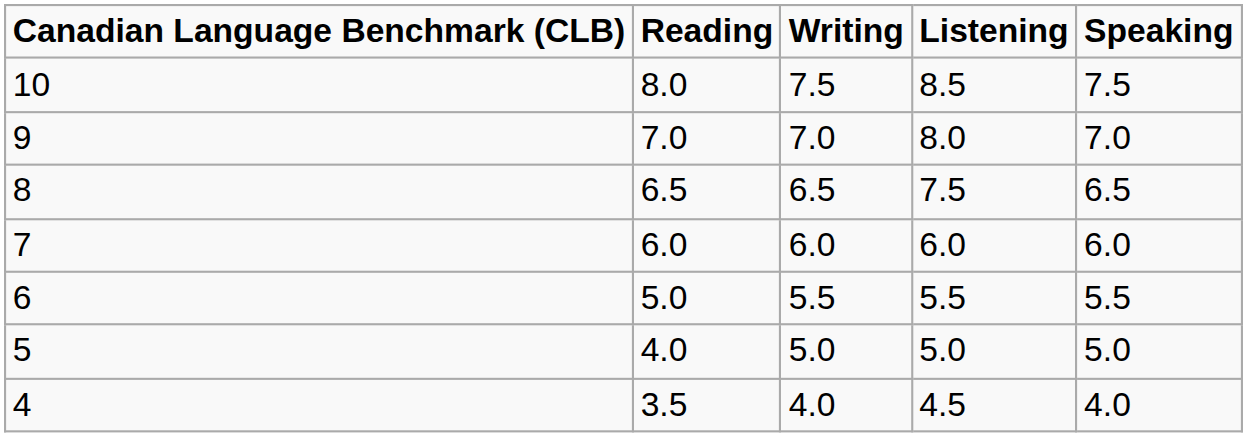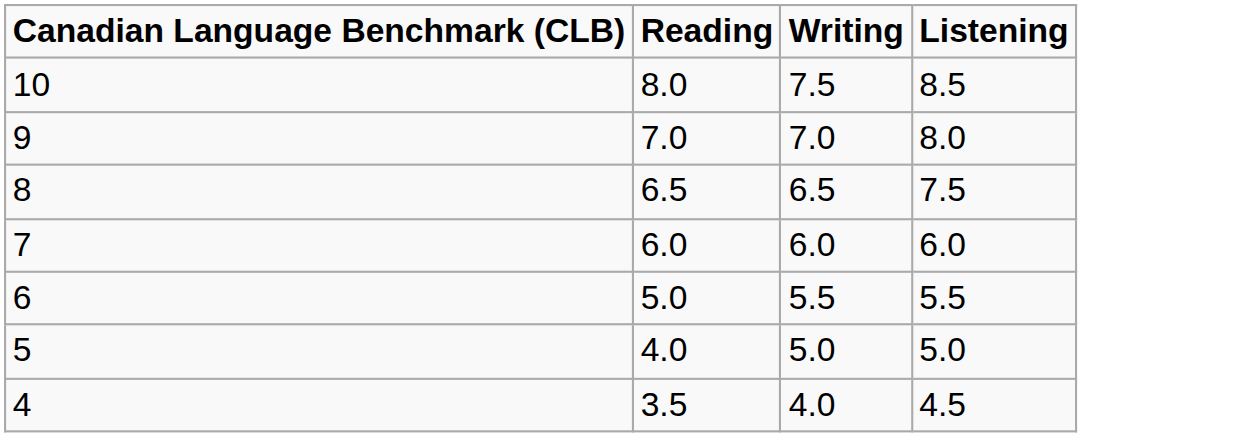- column: (1159, 31)
